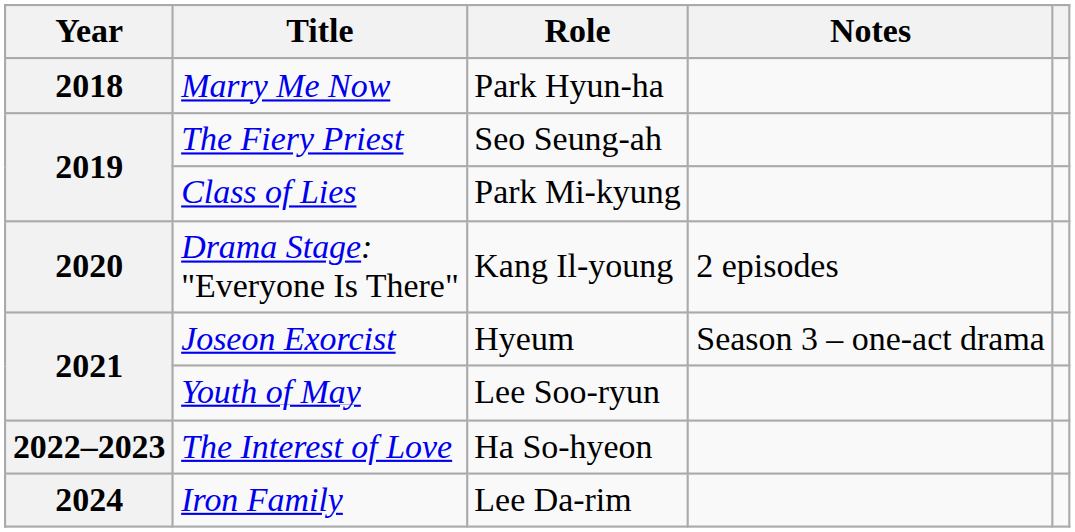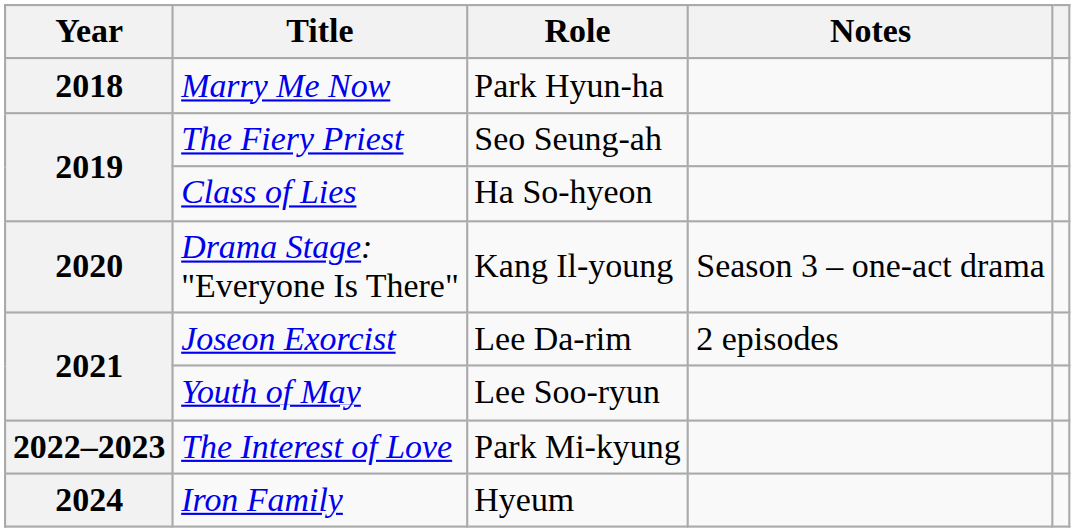(578, 192) Park Mi-kyung -> (563, 192) Ha So-hyeon
(767, 265) 2 episodes -> (871, 265) Season 3 – one-act drama
(524, 338) Hyeum -> (553, 338) Lee Da-rim
(871, 338) Season 3 – one-act drama -> (767, 338) 2 episodes
(563, 446) Ha So-hyeon -> (578, 446) Park Mi-kyung
(553, 499) Lee Da-rim -> (524, 499) Hyeum
